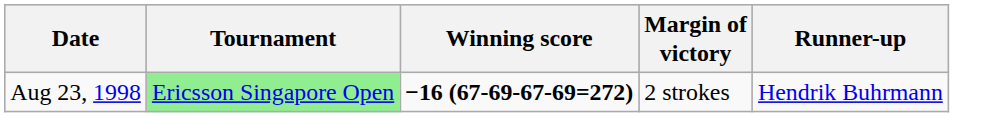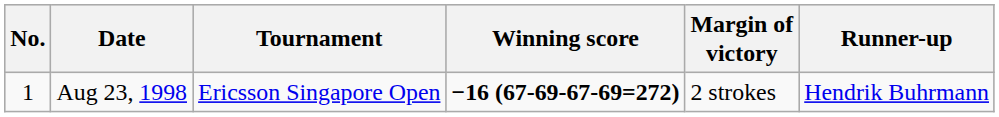+ column: (28, 38)
(273, 91) lightgreen background -> (319, 91) no background
